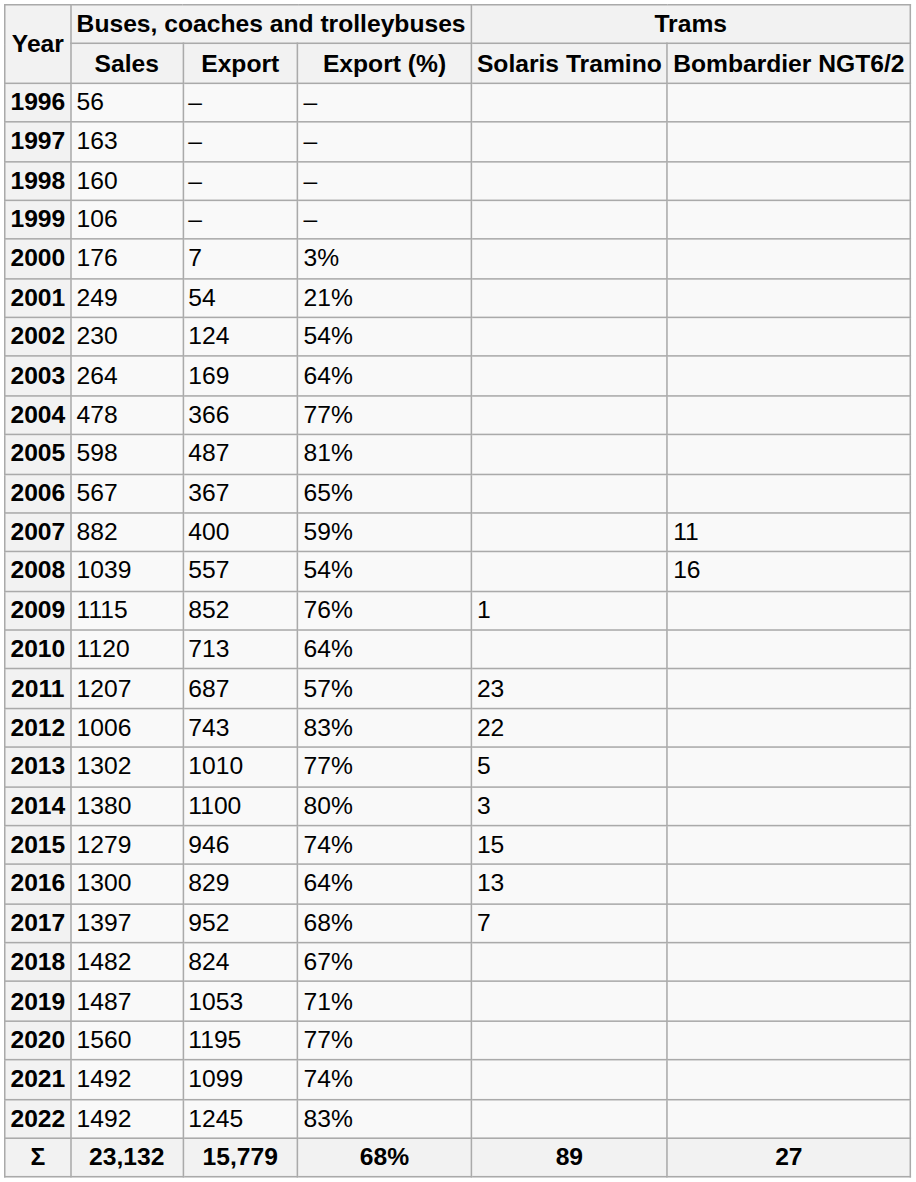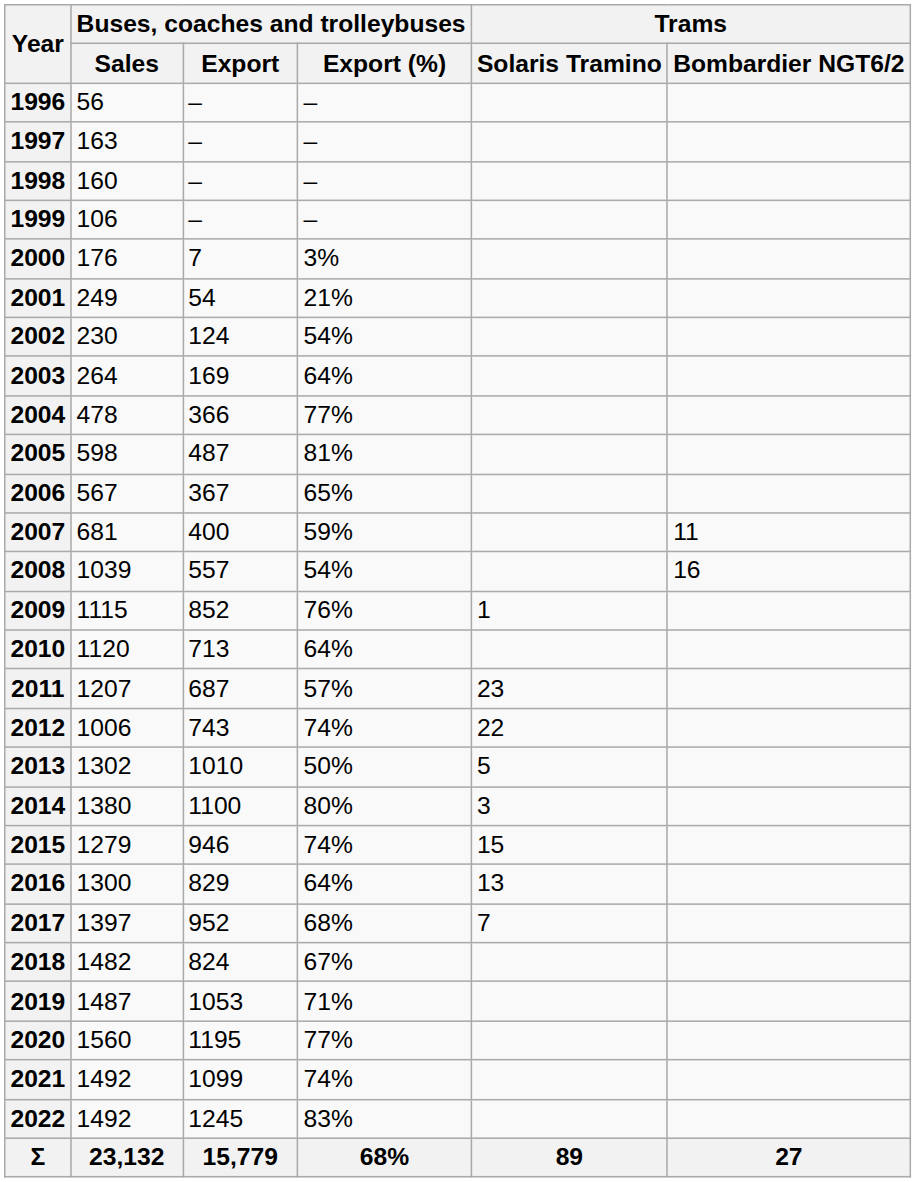(97, 532) 882 -> (97, 532) 681
(328, 727) 83% -> (328, 727) 74%
(328, 766) 77% -> (328, 766) 50%
